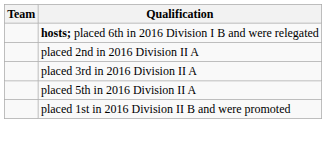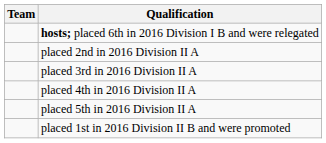+ row: (119, 90)
